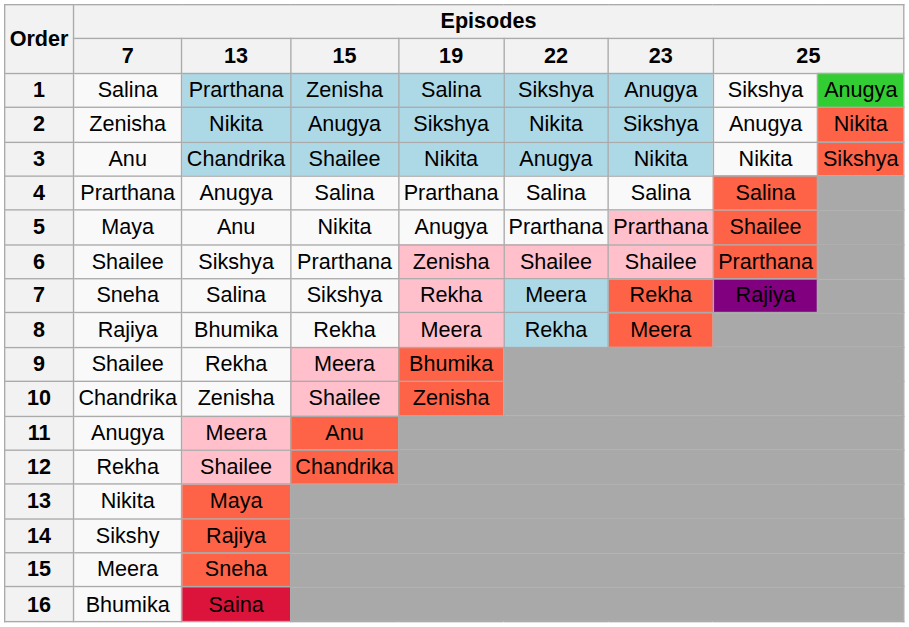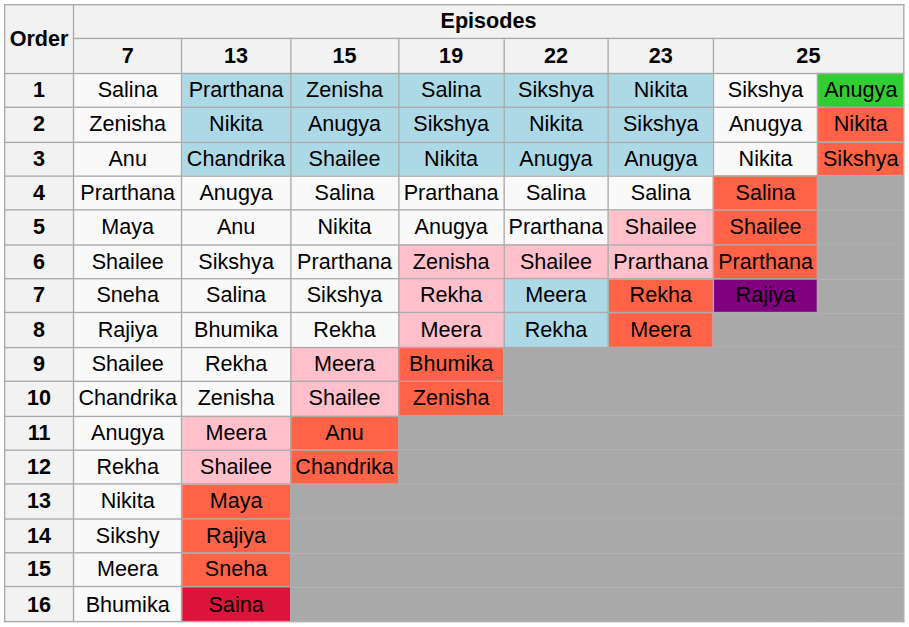(661, 90) Anugya -> (661, 90) Nikita
(661, 158) Nikita -> (661, 158) Anugya
(661, 227) Prarthana -> (661, 227) Shailee
(661, 261) Shailee -> (661, 261) Prarthana
